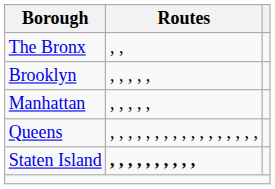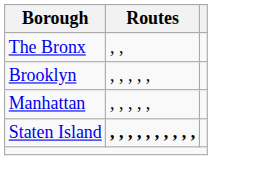- row: (36, 132)
